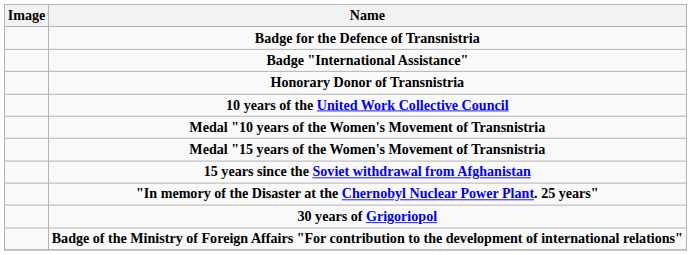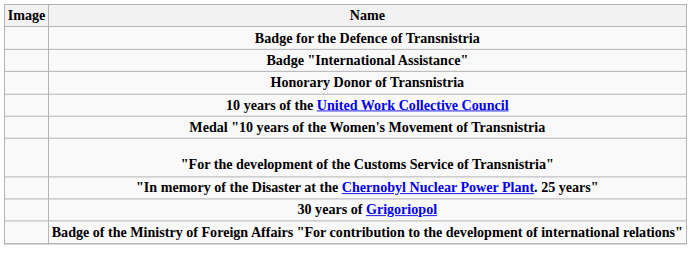- row: (367, 149)
- row: (367, 171)
+ row: (367, 165)
